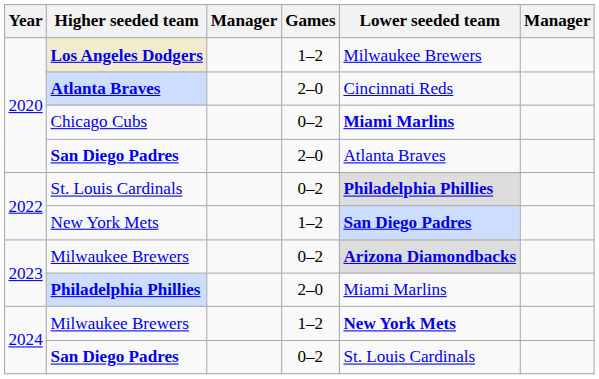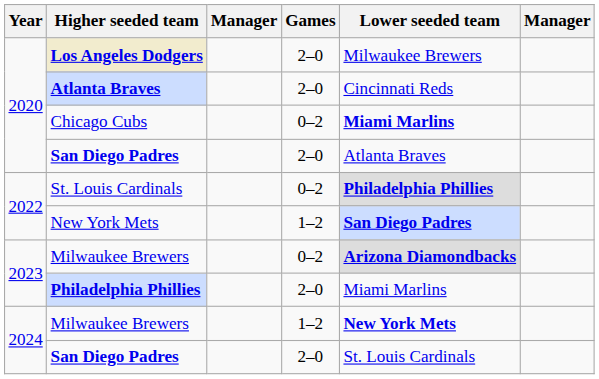(310, 54) 1–2 -> (310, 54) 2–0
(310, 356) 0–2 -> (310, 356) 2–0
